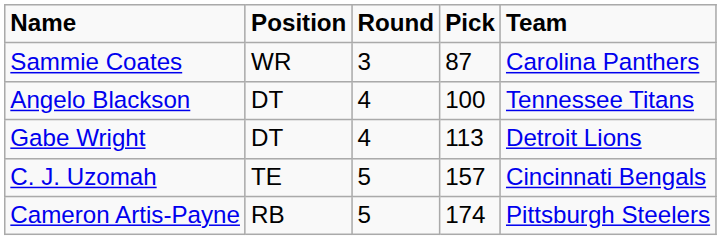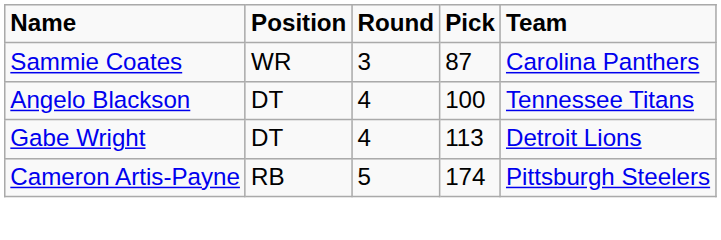- row: (83, 176)
